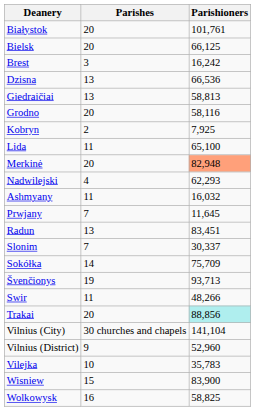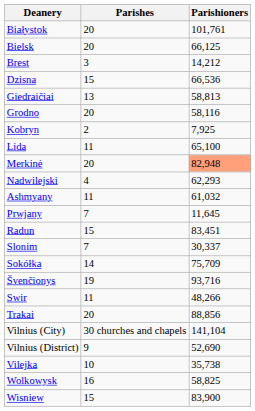(206, 63) 16,242 -> (206, 63) 14,212
(89, 79) 13 -> (89, 79) 15
(206, 197) 16,032 -> (206, 197) 61,032
(89, 230) 13 -> (89, 230) 15
(206, 280) 93,713 -> (206, 280) 93,716
(206, 314) paleturquoise background -> (206, 314) no background
(206, 347) 52,960 -> (206, 347) 52,690
(206, 364) 35,783 -> (206, 364) 35,738
rows swapped: (25, 381) <-> (32, 398)
